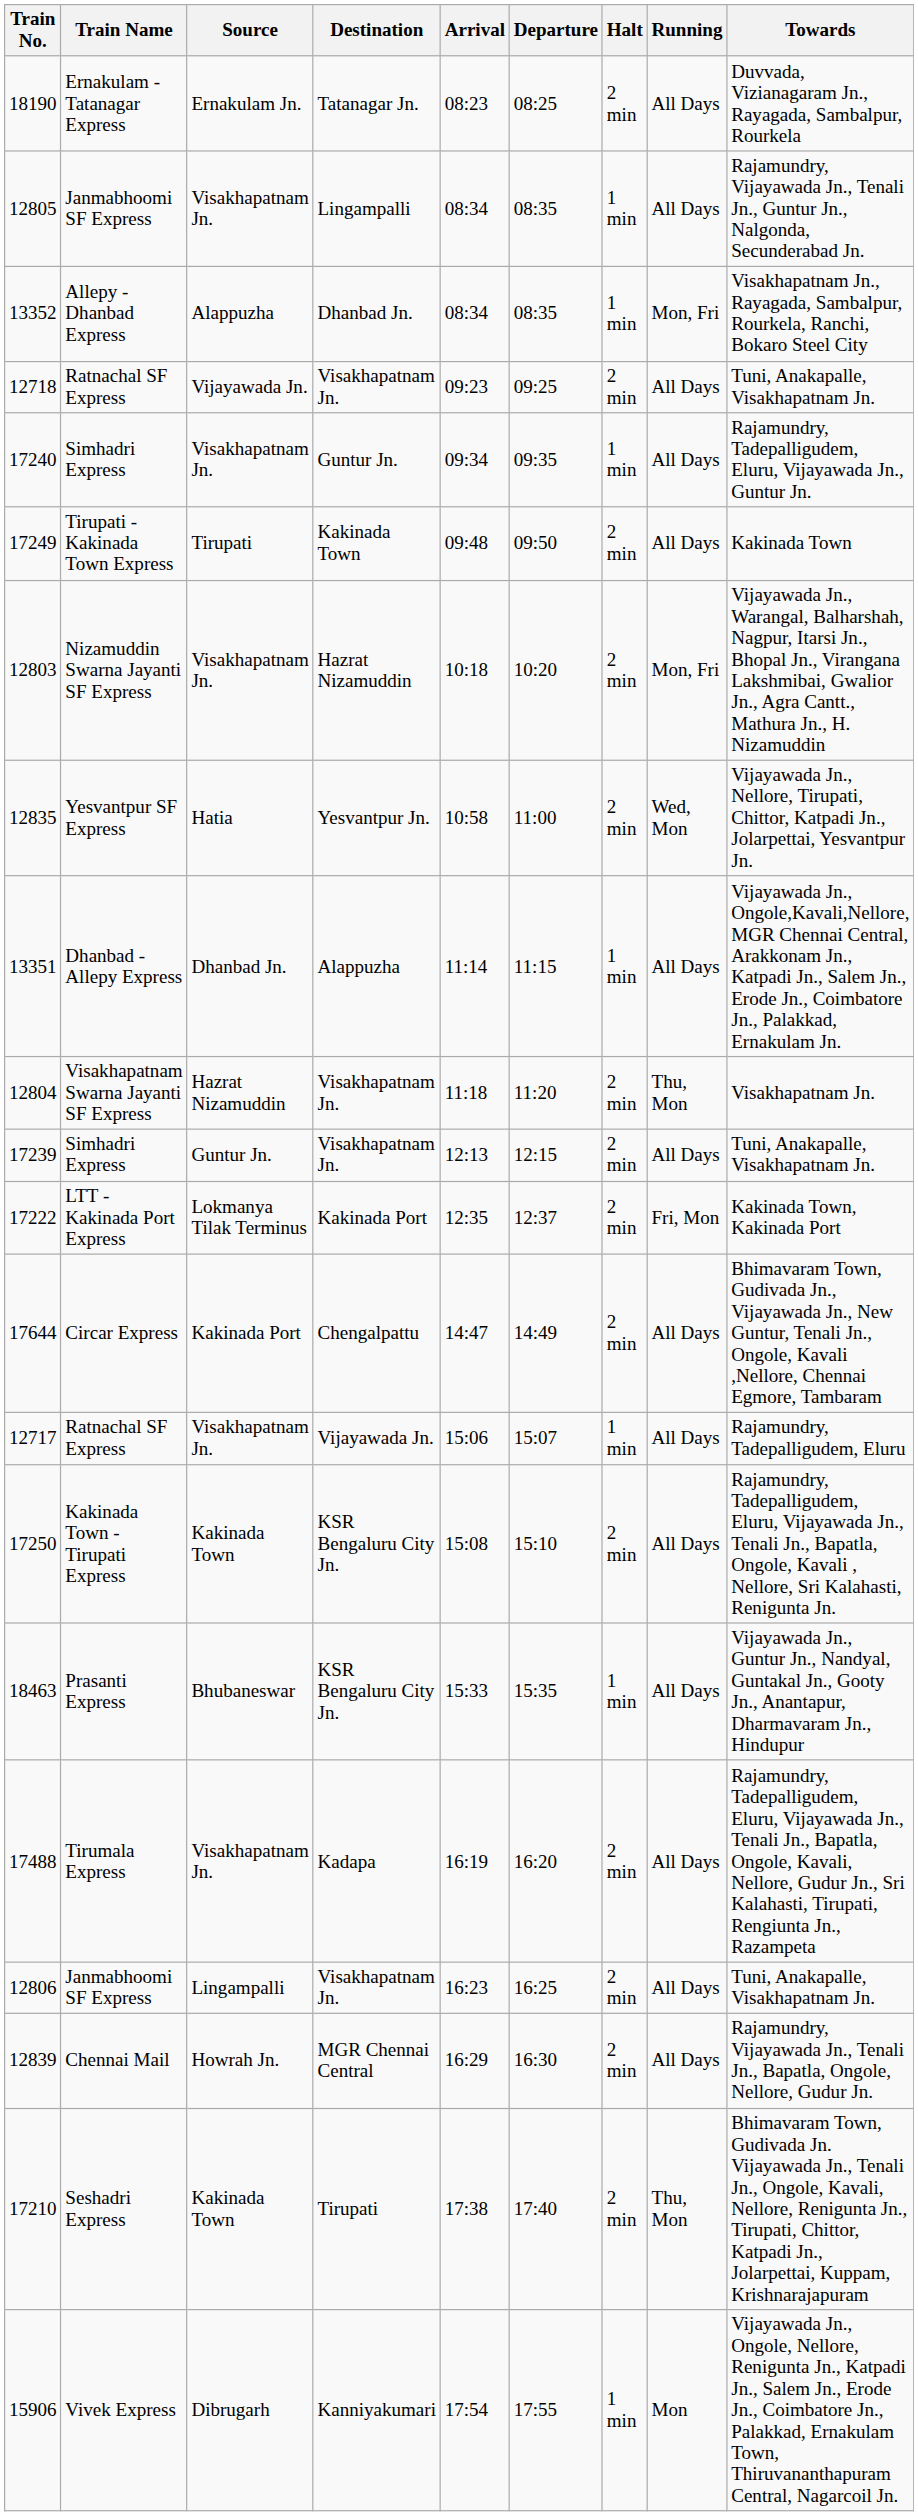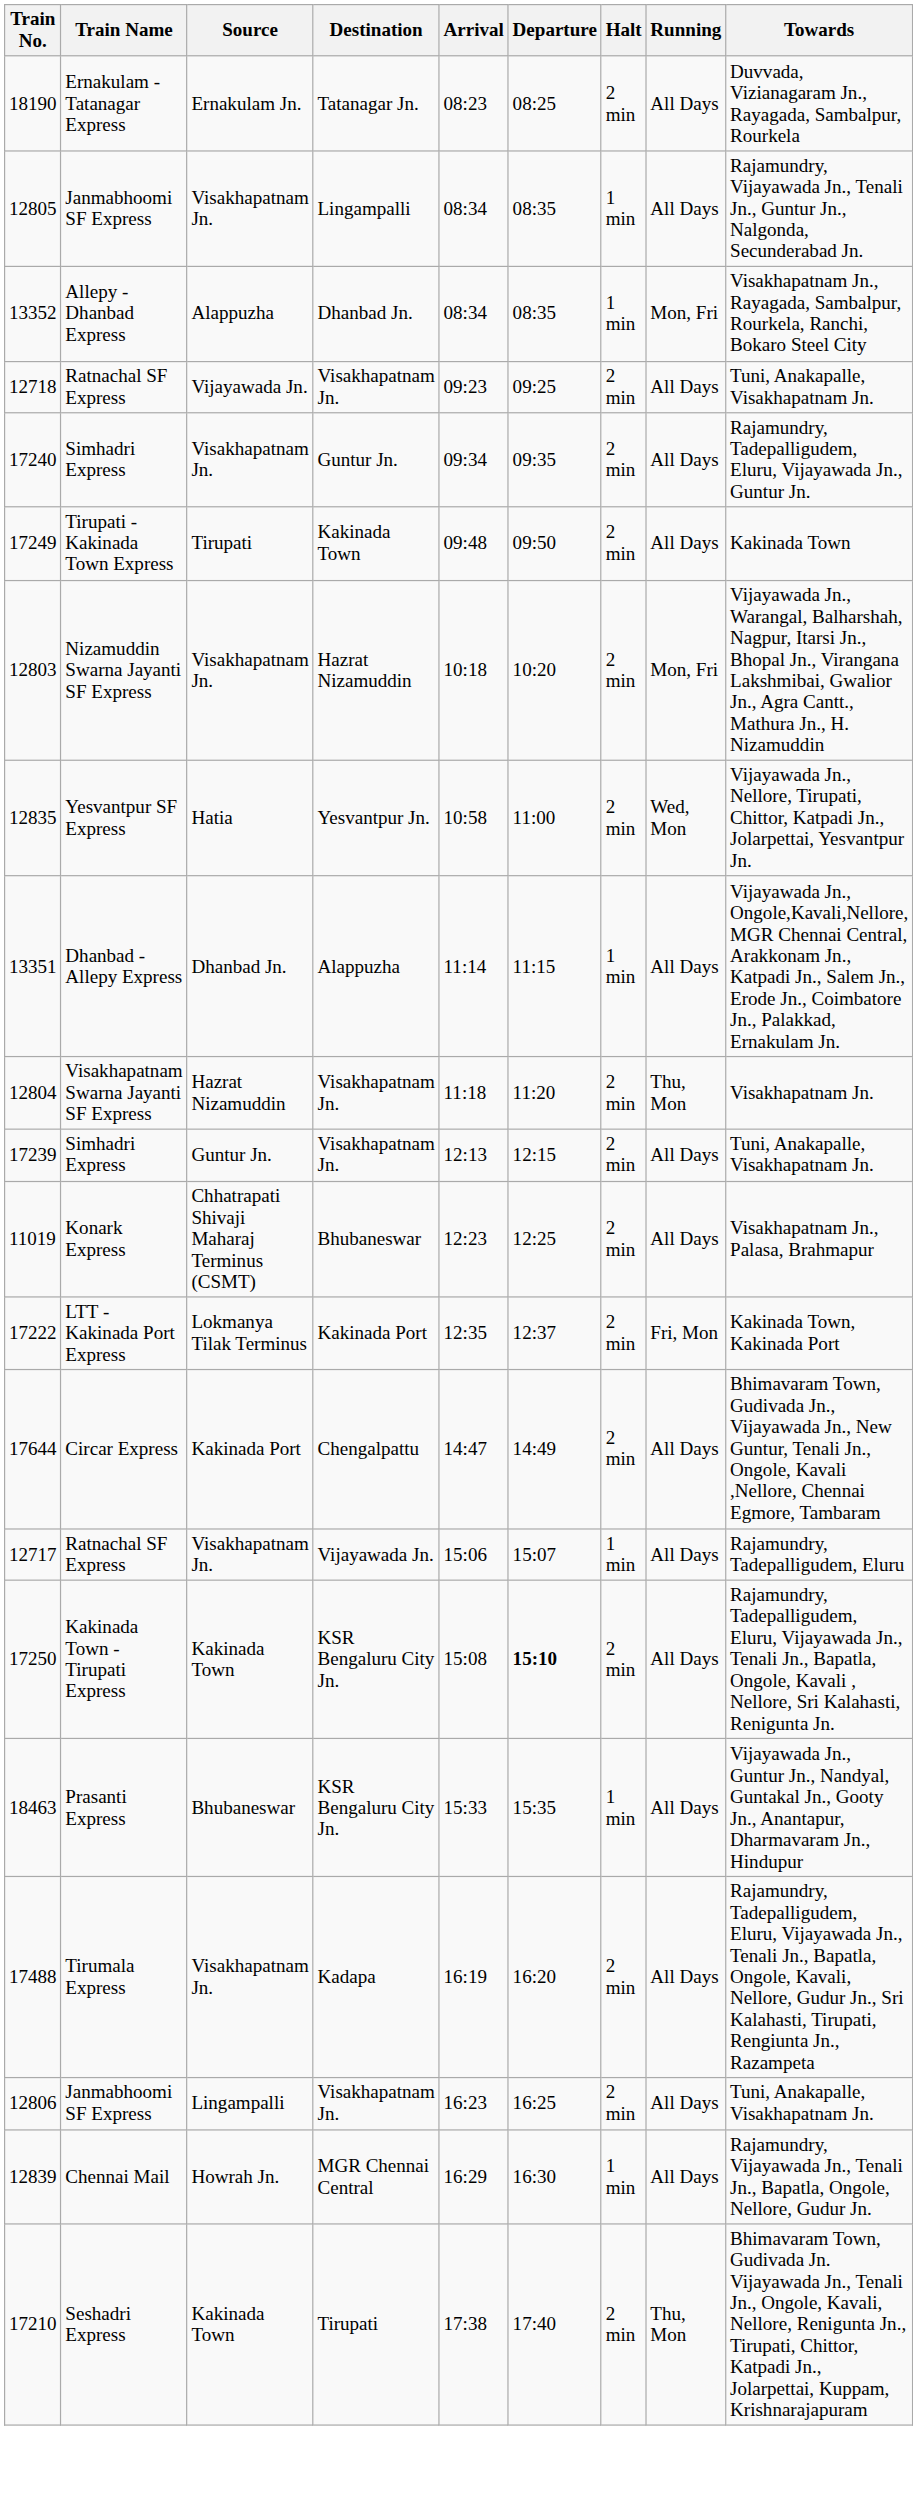(622, 459) 1 min -> (620, 459) 2 min
+ row: (32, 1238)
(535, 1543) normal -> (535, 1659) bold
(622, 2060) 2 min -> (620, 2176) 1 min
- row: (33, 2410)
